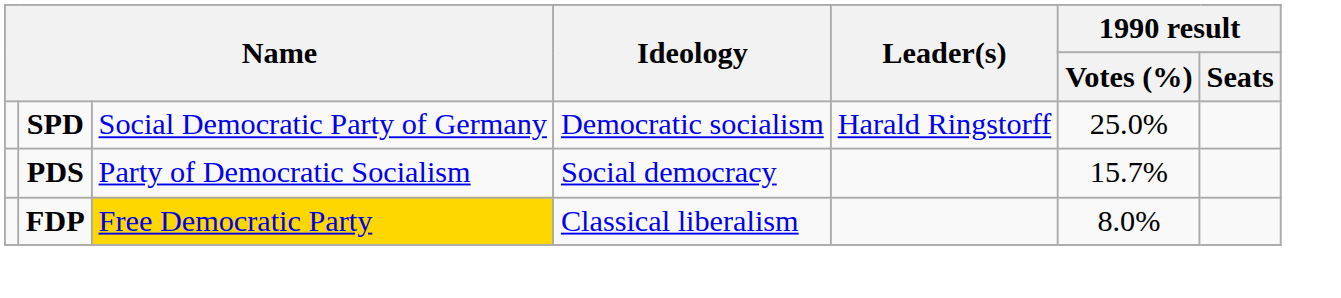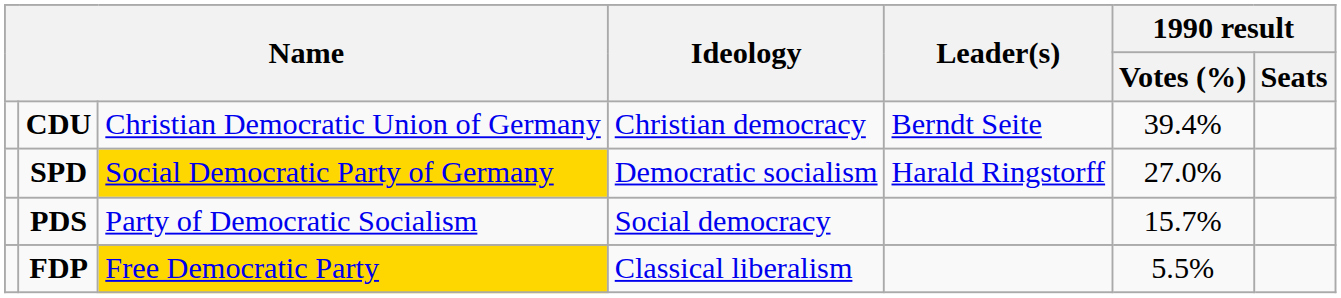+ row: (59, 124)
(323, 124) no background -> (330, 172) gold background
(1129, 124) 25.0% -> (1183, 172) 27.0%
(1129, 220) 8.0% -> (1183, 268) 5.5%
